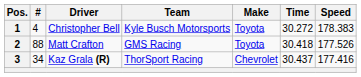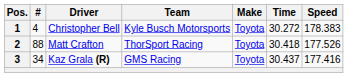(153, 44) GMS Racing -> (164, 44) ThorSport Racing
(164, 60) ThorSport Racing -> (153, 60) GMS Racing
(256, 60) Chevrolet -> (250, 60) Toyota
